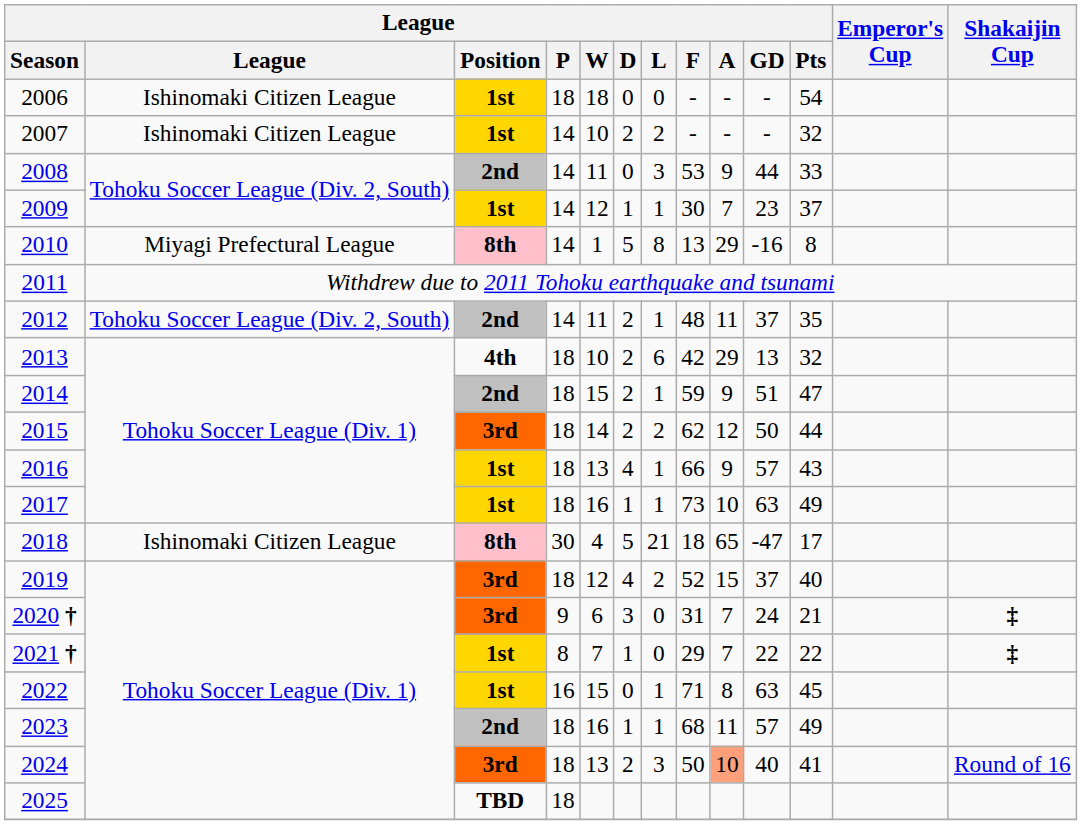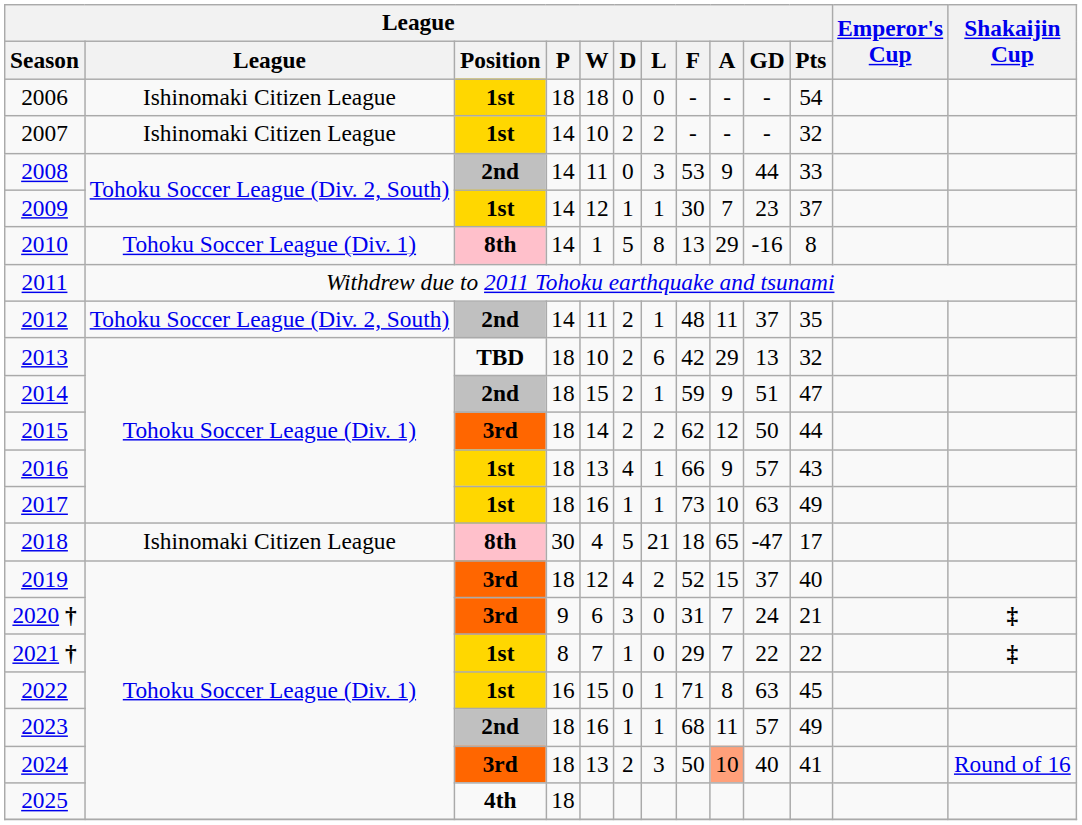(269, 245) Miyagi Prefectural League -> (269, 245) Tohoku Soccer League (Div. 1)
(500, 356) 4th -> (500, 356) TBD
(500, 801) TBD -> (500, 801) 4th
